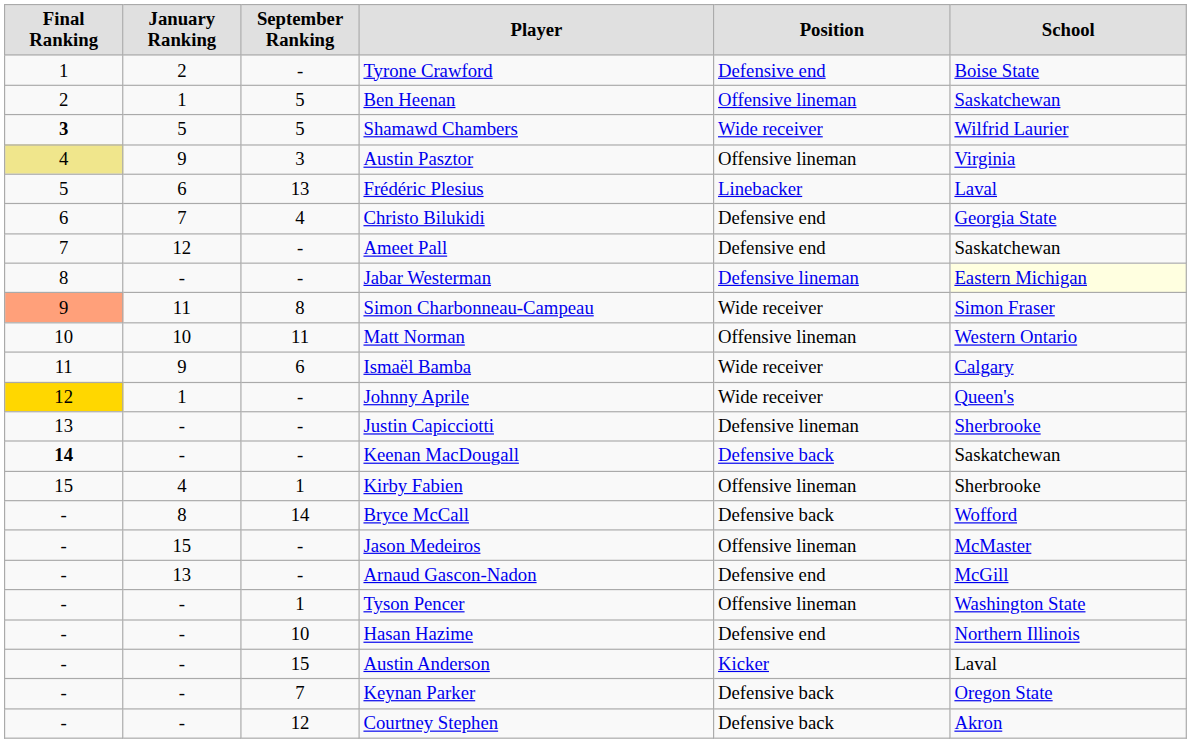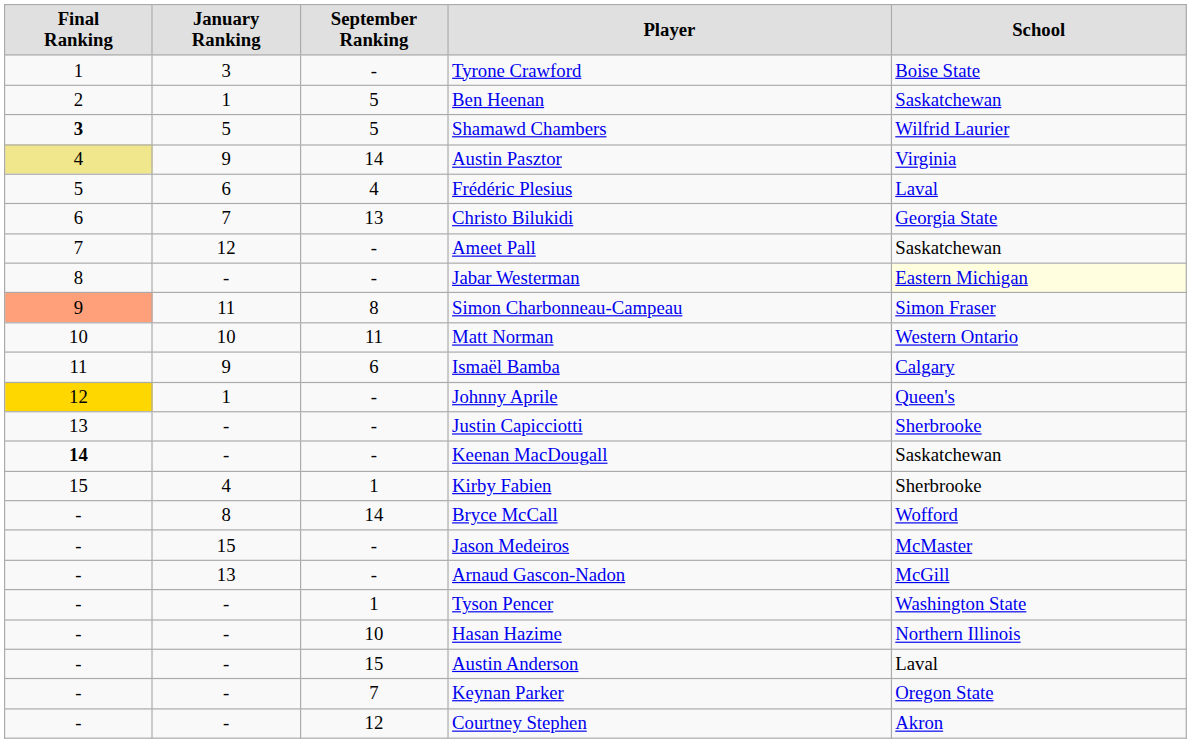- column: (832, 29)
(182, 70) 2 -> (226, 70) 3
(300, 159) 3 -> (374, 159) 14
(300, 188) 13 -> (374, 188) 4
(300, 218) 4 -> (374, 218) 13
